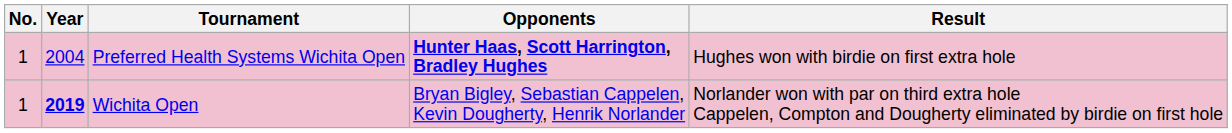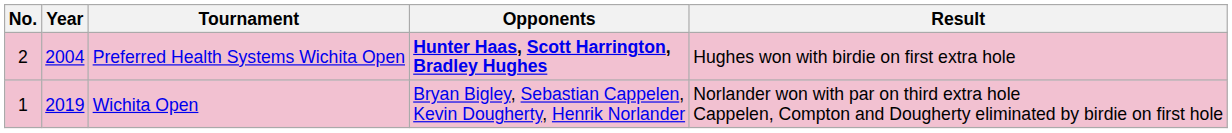(23, 56) 1 -> (23, 56) 2
(65, 104) bold -> (65, 104) normal
